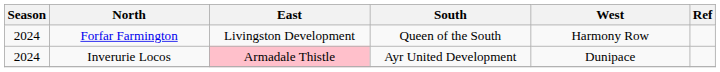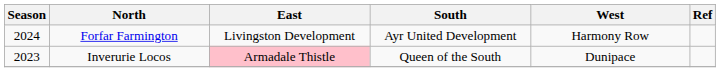(450, 35) Queen of the South -> (450, 35) Ayr United Development
(27, 56) 2024 -> (27, 56) 2023
(450, 56) Ayr United Development -> (450, 56) Queen of the South
